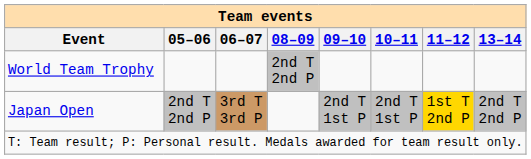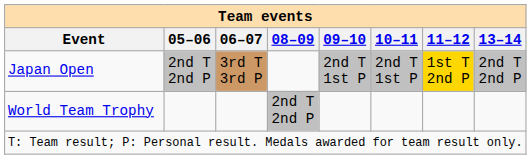rows swapped: (81, 71) <-> (51, 111)
